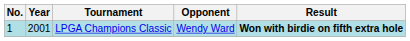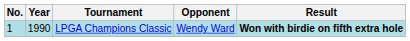(39, 29) 2001 -> (39, 29) 1990
